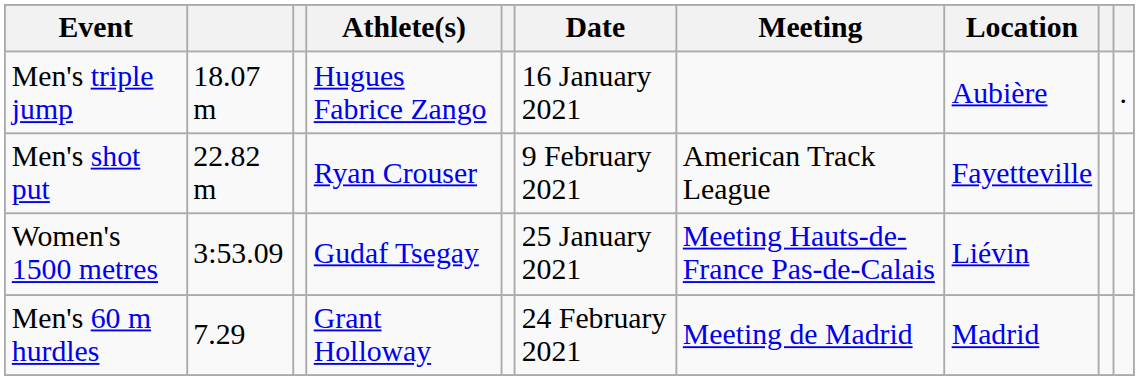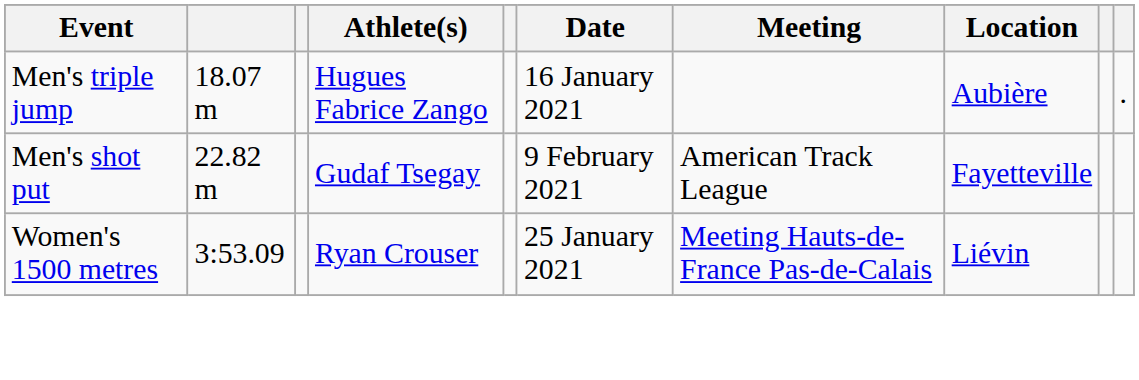(395, 172) Ryan Crouser -> (398, 172) Gudaf Tsegay
(396, 253) Gudaf Tsegay -> (397, 253) Ryan Crouser
- row: (81, 334)
